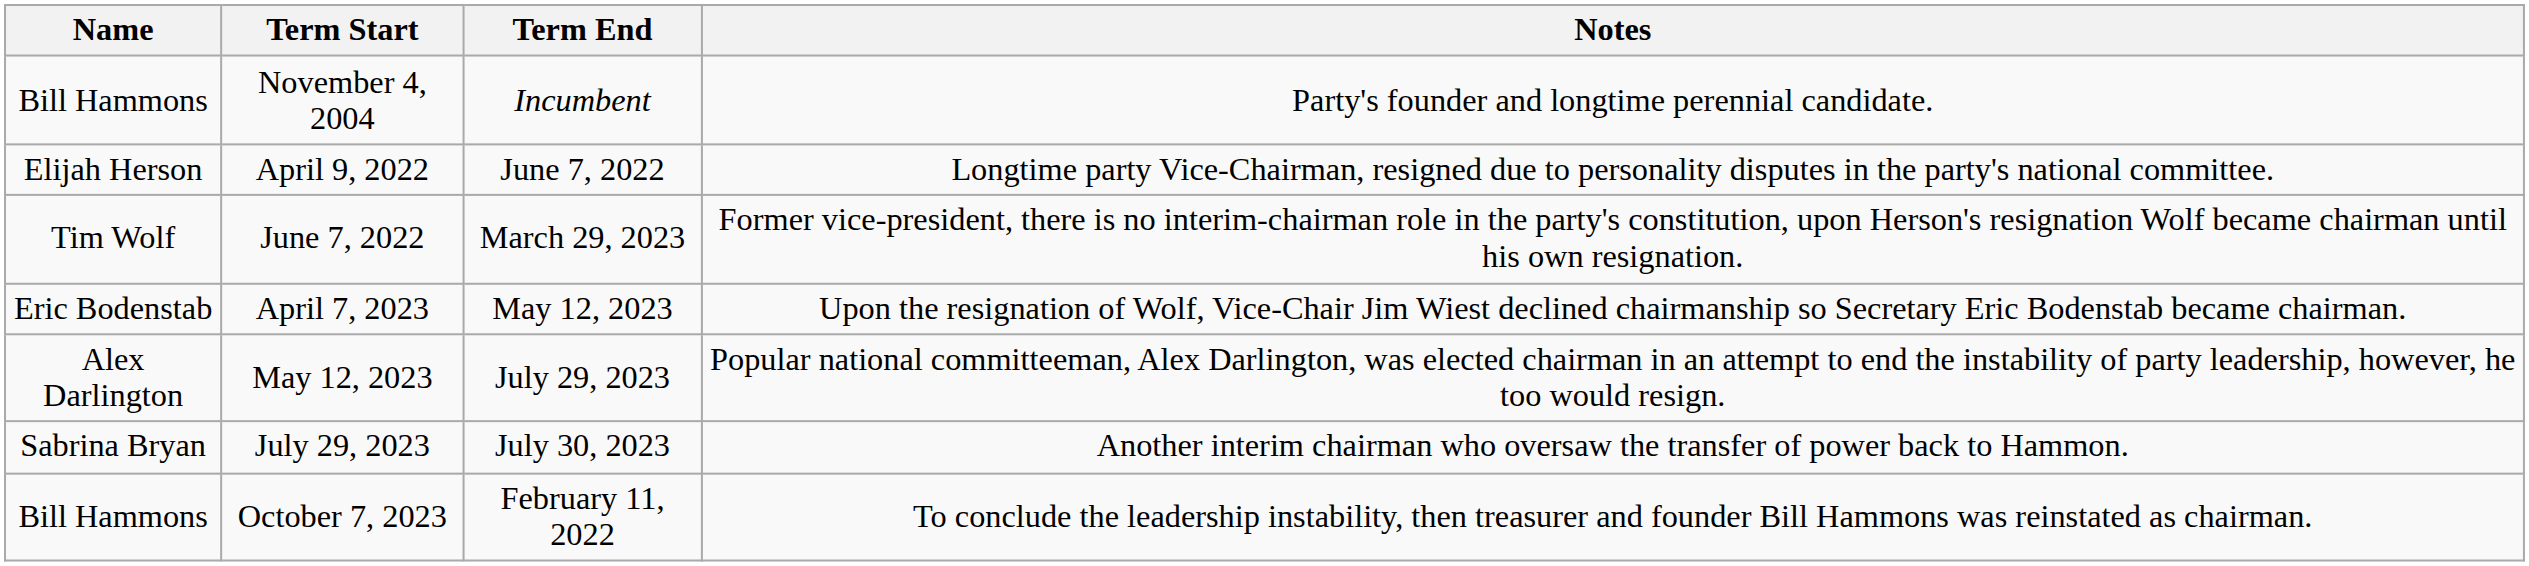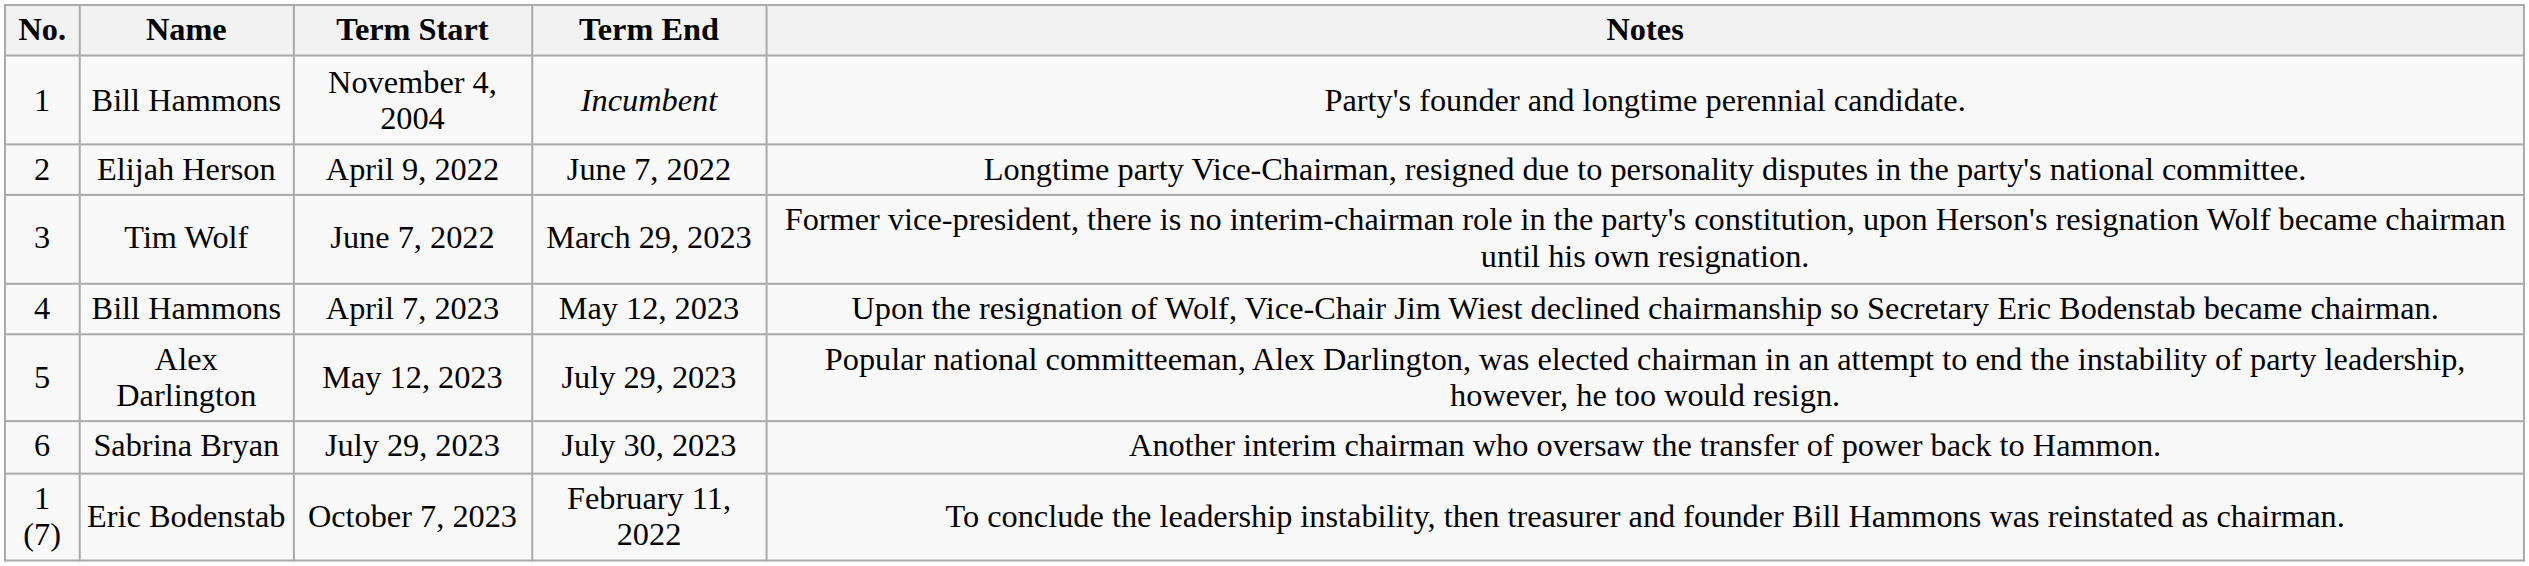+ column: (42, 30)
(113, 307) Eric Bodenstab -> (186, 307) Bill Hammons
(113, 516) Bill Hammons -> (186, 516) Eric Bodenstab
